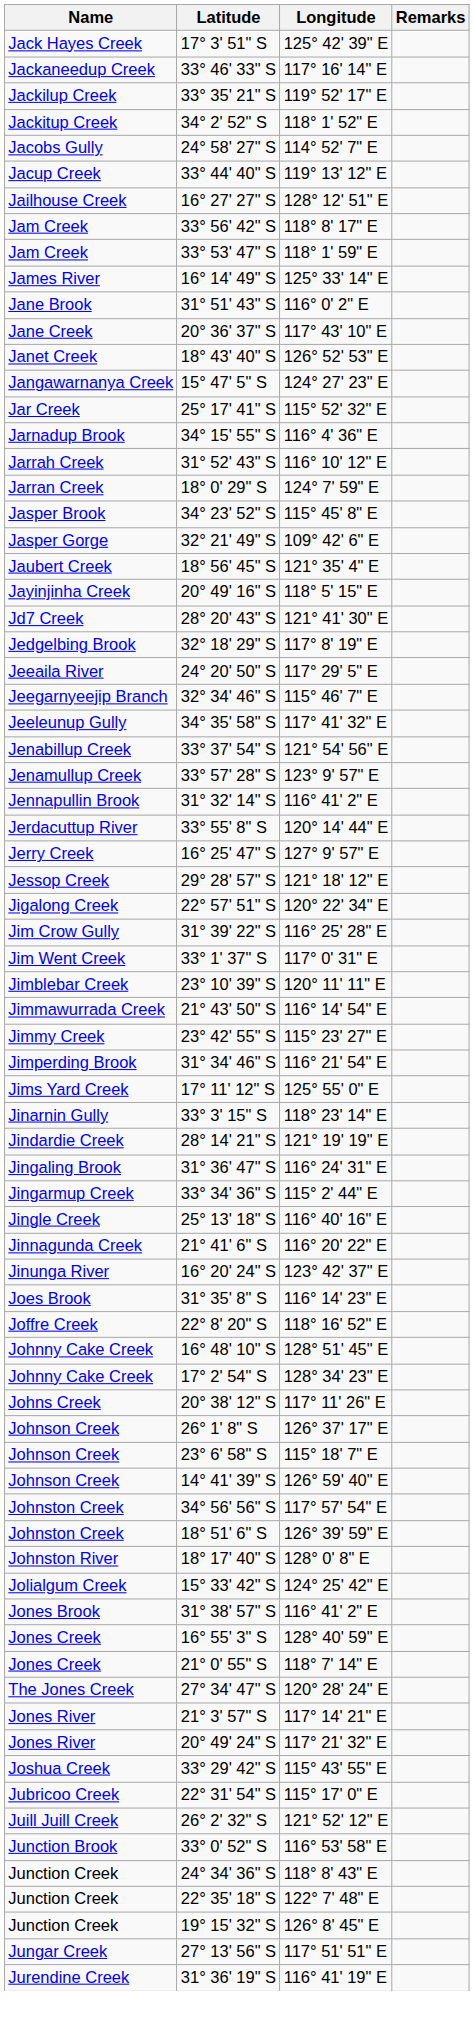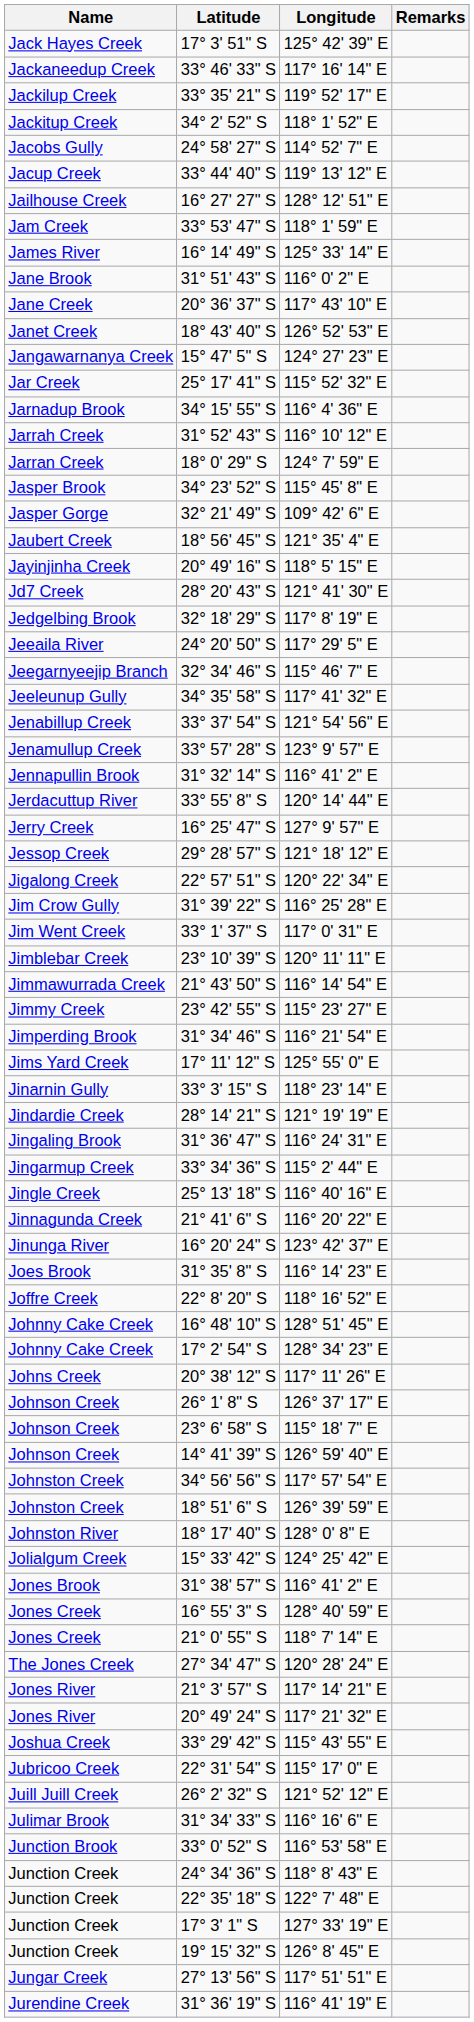- row: (228, 226)
+ row: (228, 1820)
+ row: (219, 1925)
